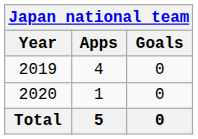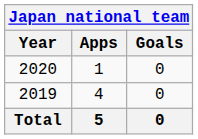rows swapped: (38, 69) <-> (38, 95)
